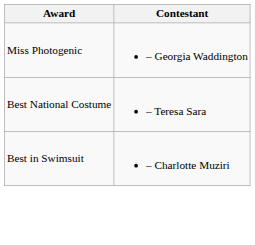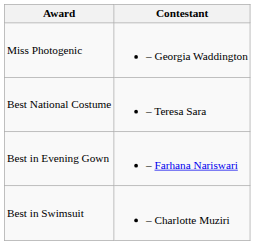+ row: (58, 159)
